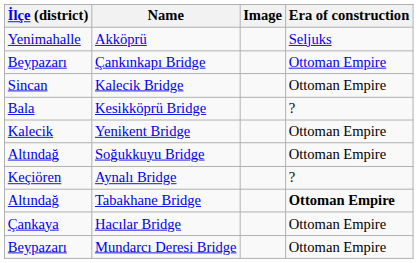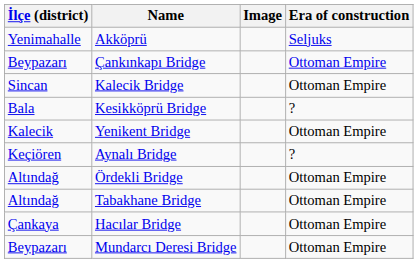- row: (150, 154)
+ row: (139, 177)
(342, 200) bold -> (337, 200) normal
